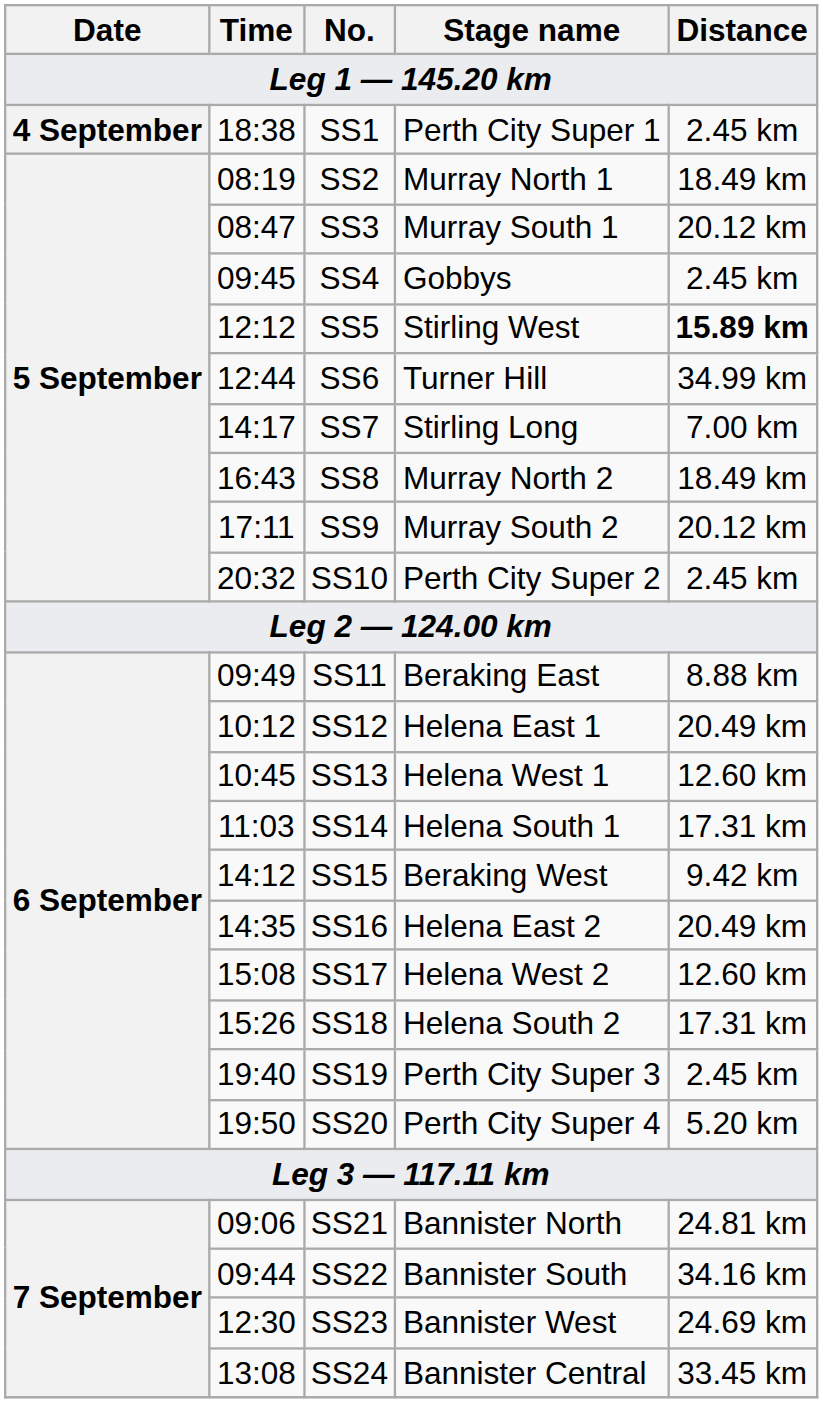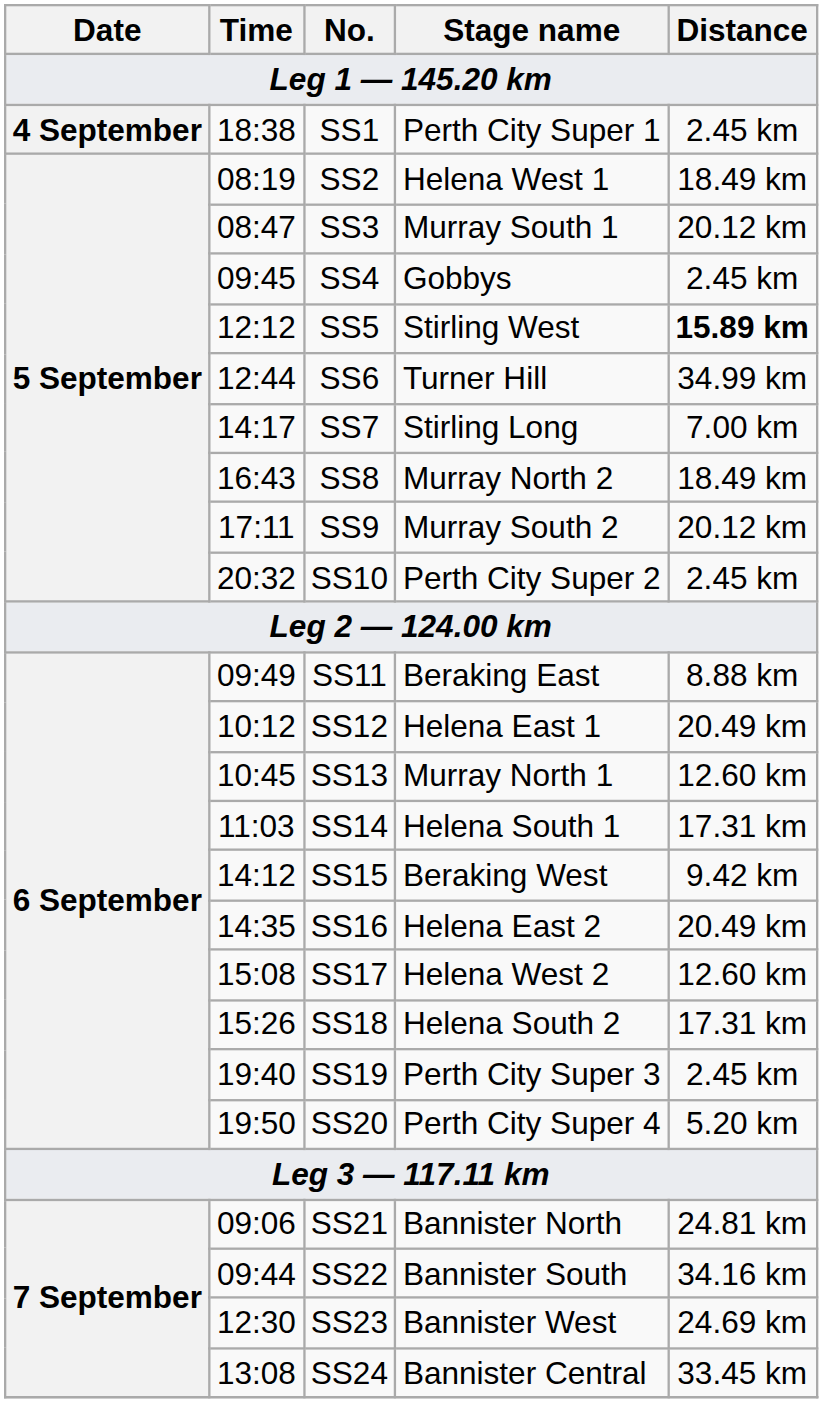(508, 179) Murray North 1 -> (506, 179) Helena West 1
(506, 776) Helena West 1 -> (508, 776) Murray North 1
